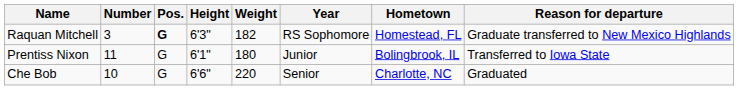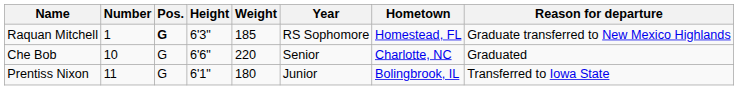(107, 34) 3 -> (107, 34) 1
(246, 34) 182 -> (246, 34) 185
rows swapped: (32, 74) <-> (48, 54)
